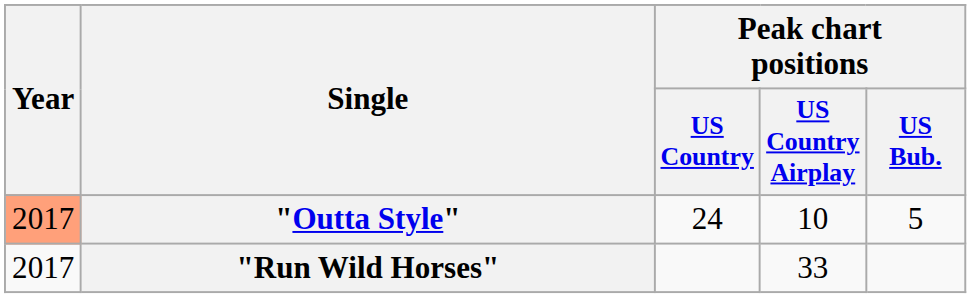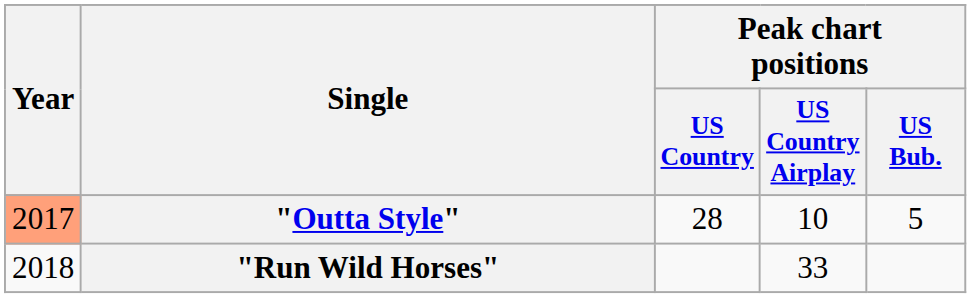(707, 218) 24 -> (707, 218) 28
(43, 267) 2017 -> (43, 267) 2018
